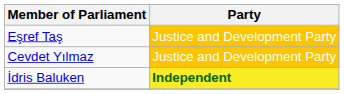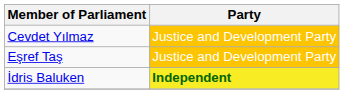rows swapped: (51, 57) <-> (35, 36)
